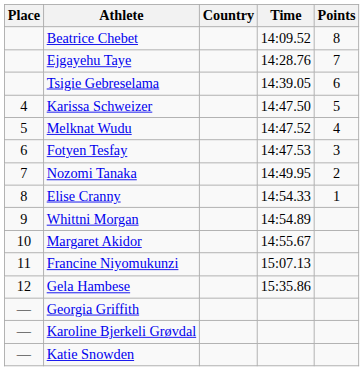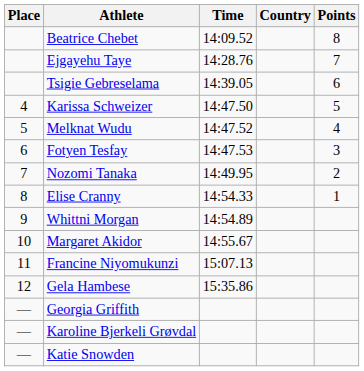columns swapped: (228, 15) <-> (286, 15)
